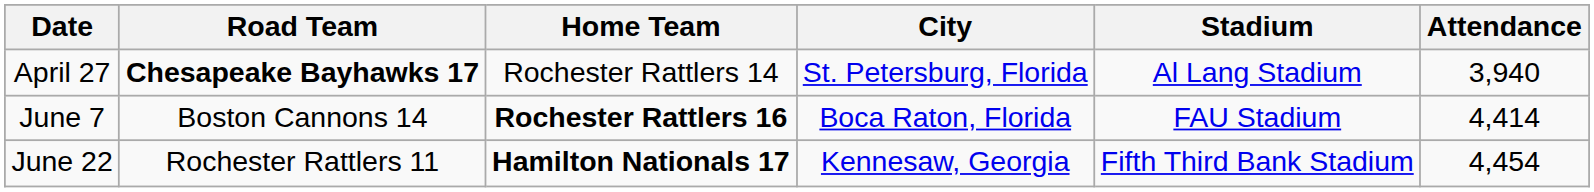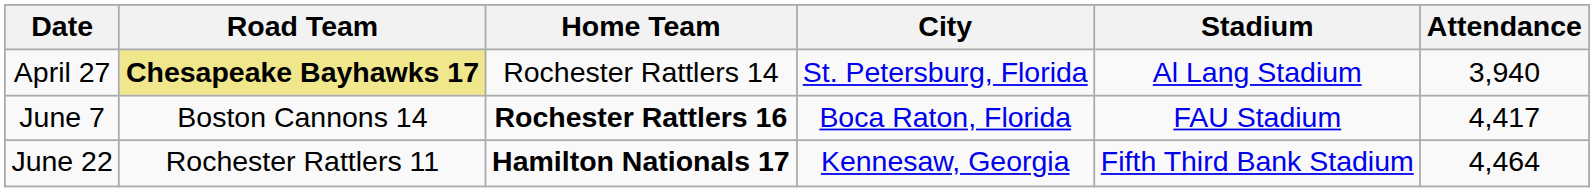(302, 72) no background -> (302, 72) khaki background
(1504, 117) 4,414 -> (1504, 117) 4,417
(1504, 162) 4,454 -> (1504, 162) 4,464
